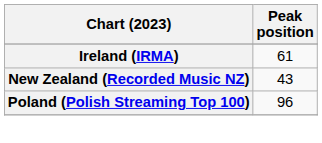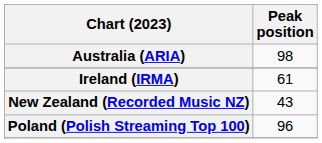+ row: (129, 56)
